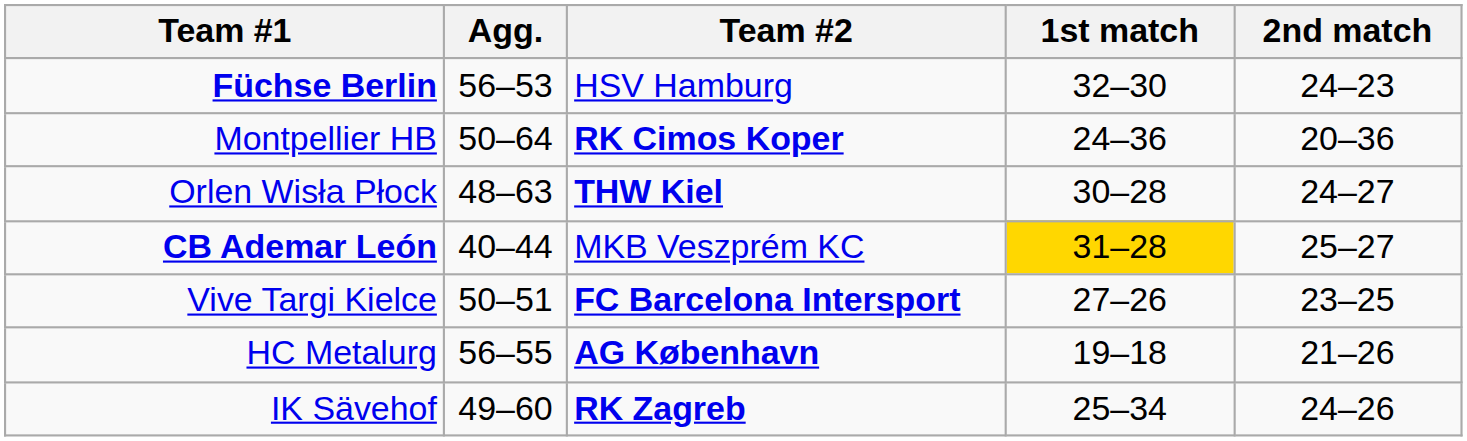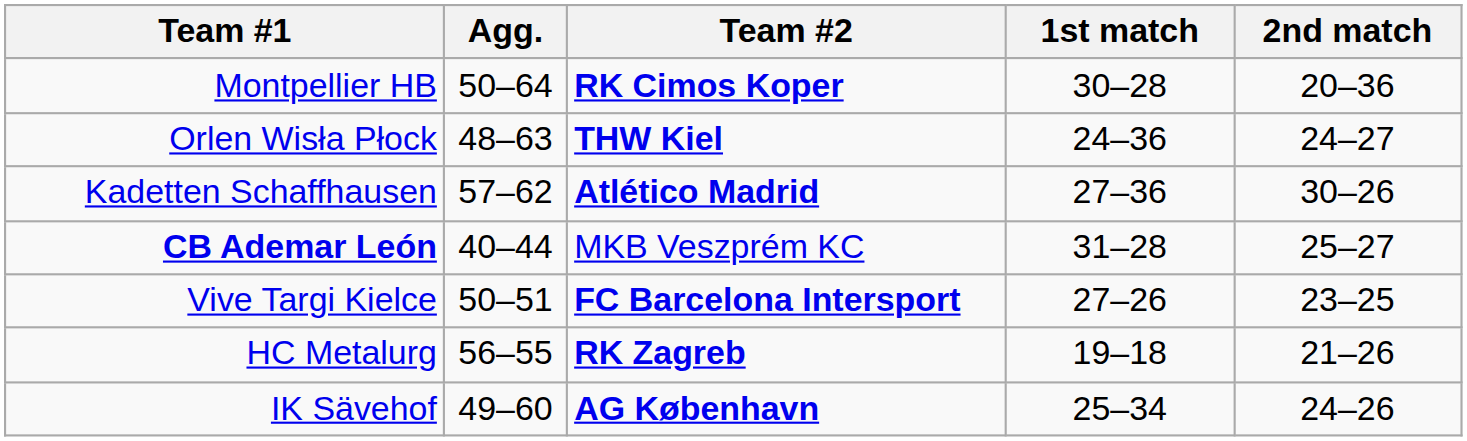- row: (325, 85)
(1120, 138) 24–36 -> (1120, 85) 30–28
(1120, 192) 30–28 -> (1120, 138) 24–36
+ row: (261, 192)
(1120, 246) gold background -> (1120, 246) no background
(697, 354) AG København -> (660, 354) RK Zagreb
(660, 407) RK Zagreb -> (697, 407) AG København
